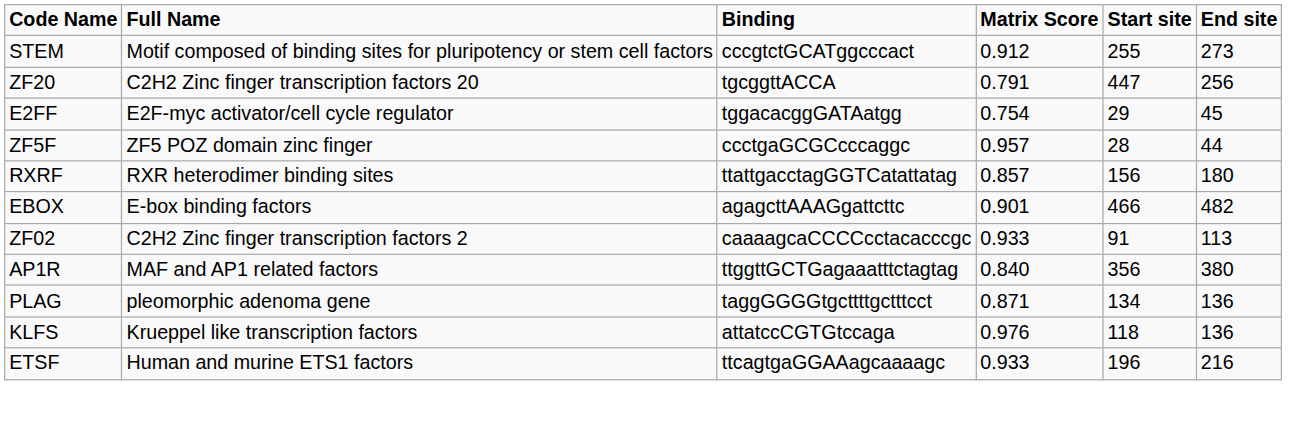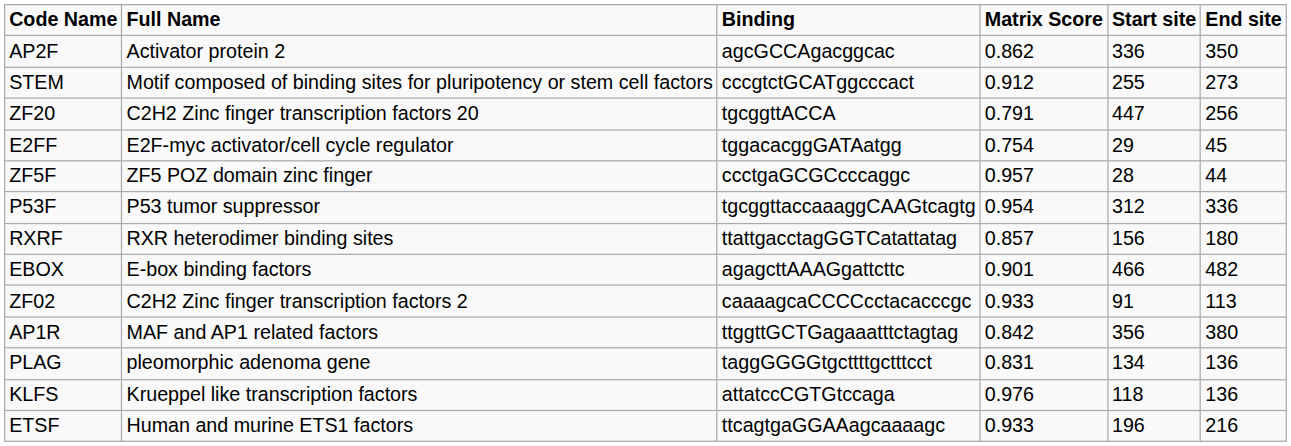+ row: (34, 51)
+ row: (33, 207)
(1005, 269) 0.840 -> (1009, 332) 0.842
(1005, 301) 0.871 -> (1009, 363) 0.831
